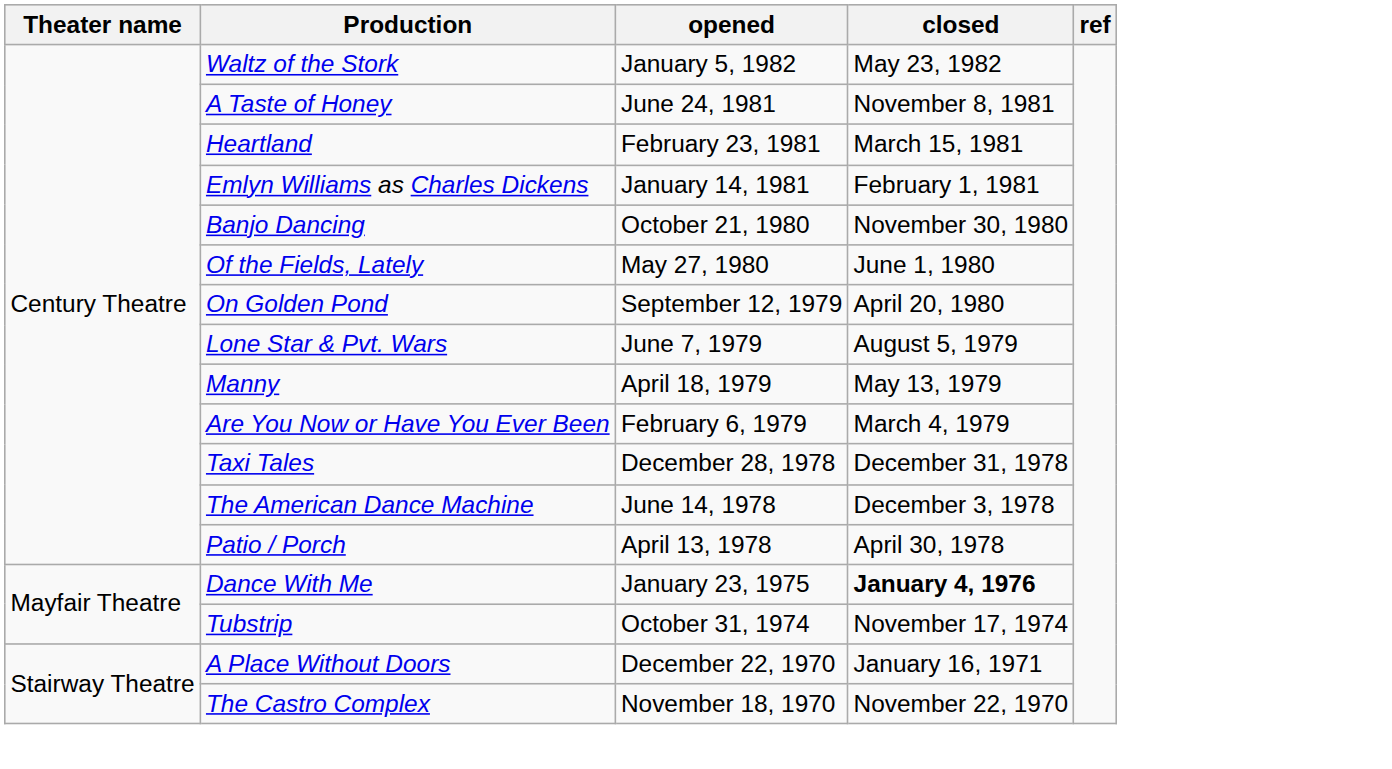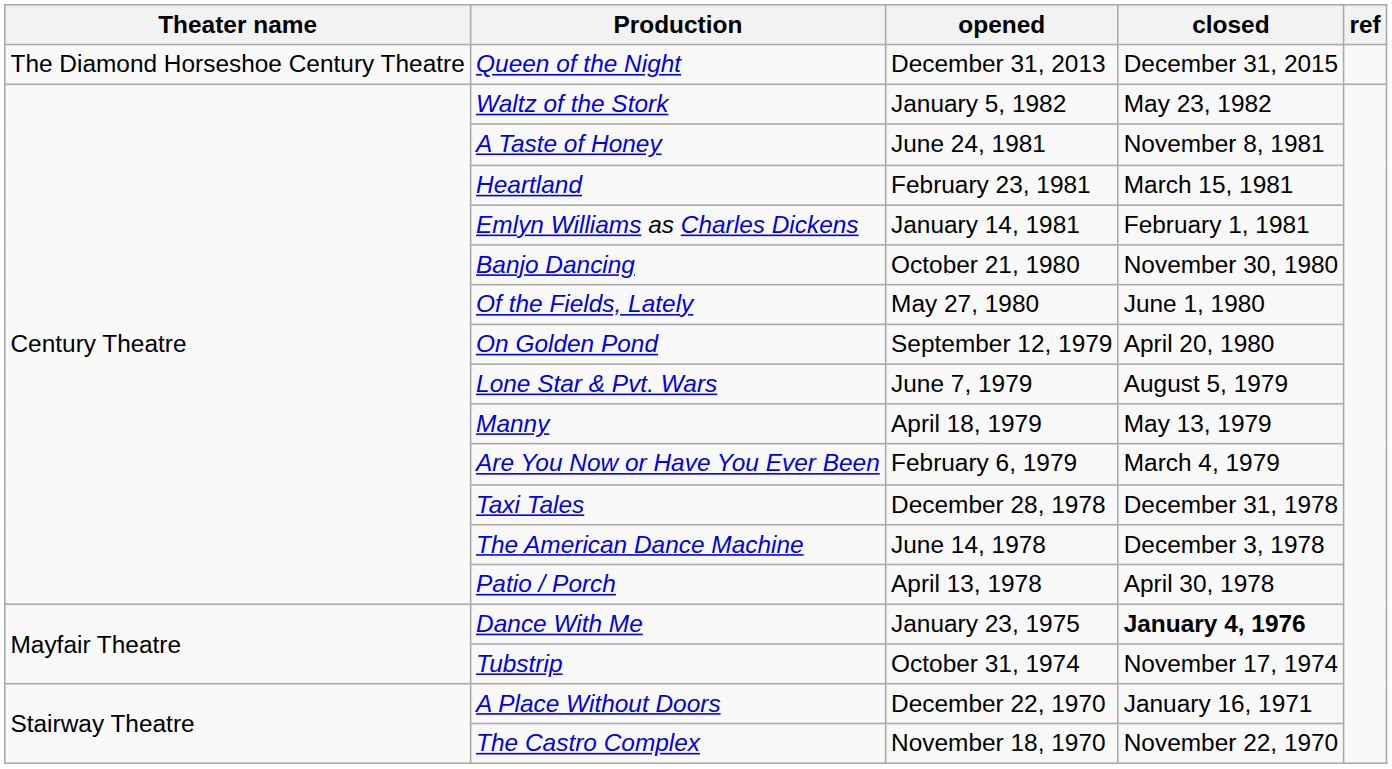+ row: (579, 64)
